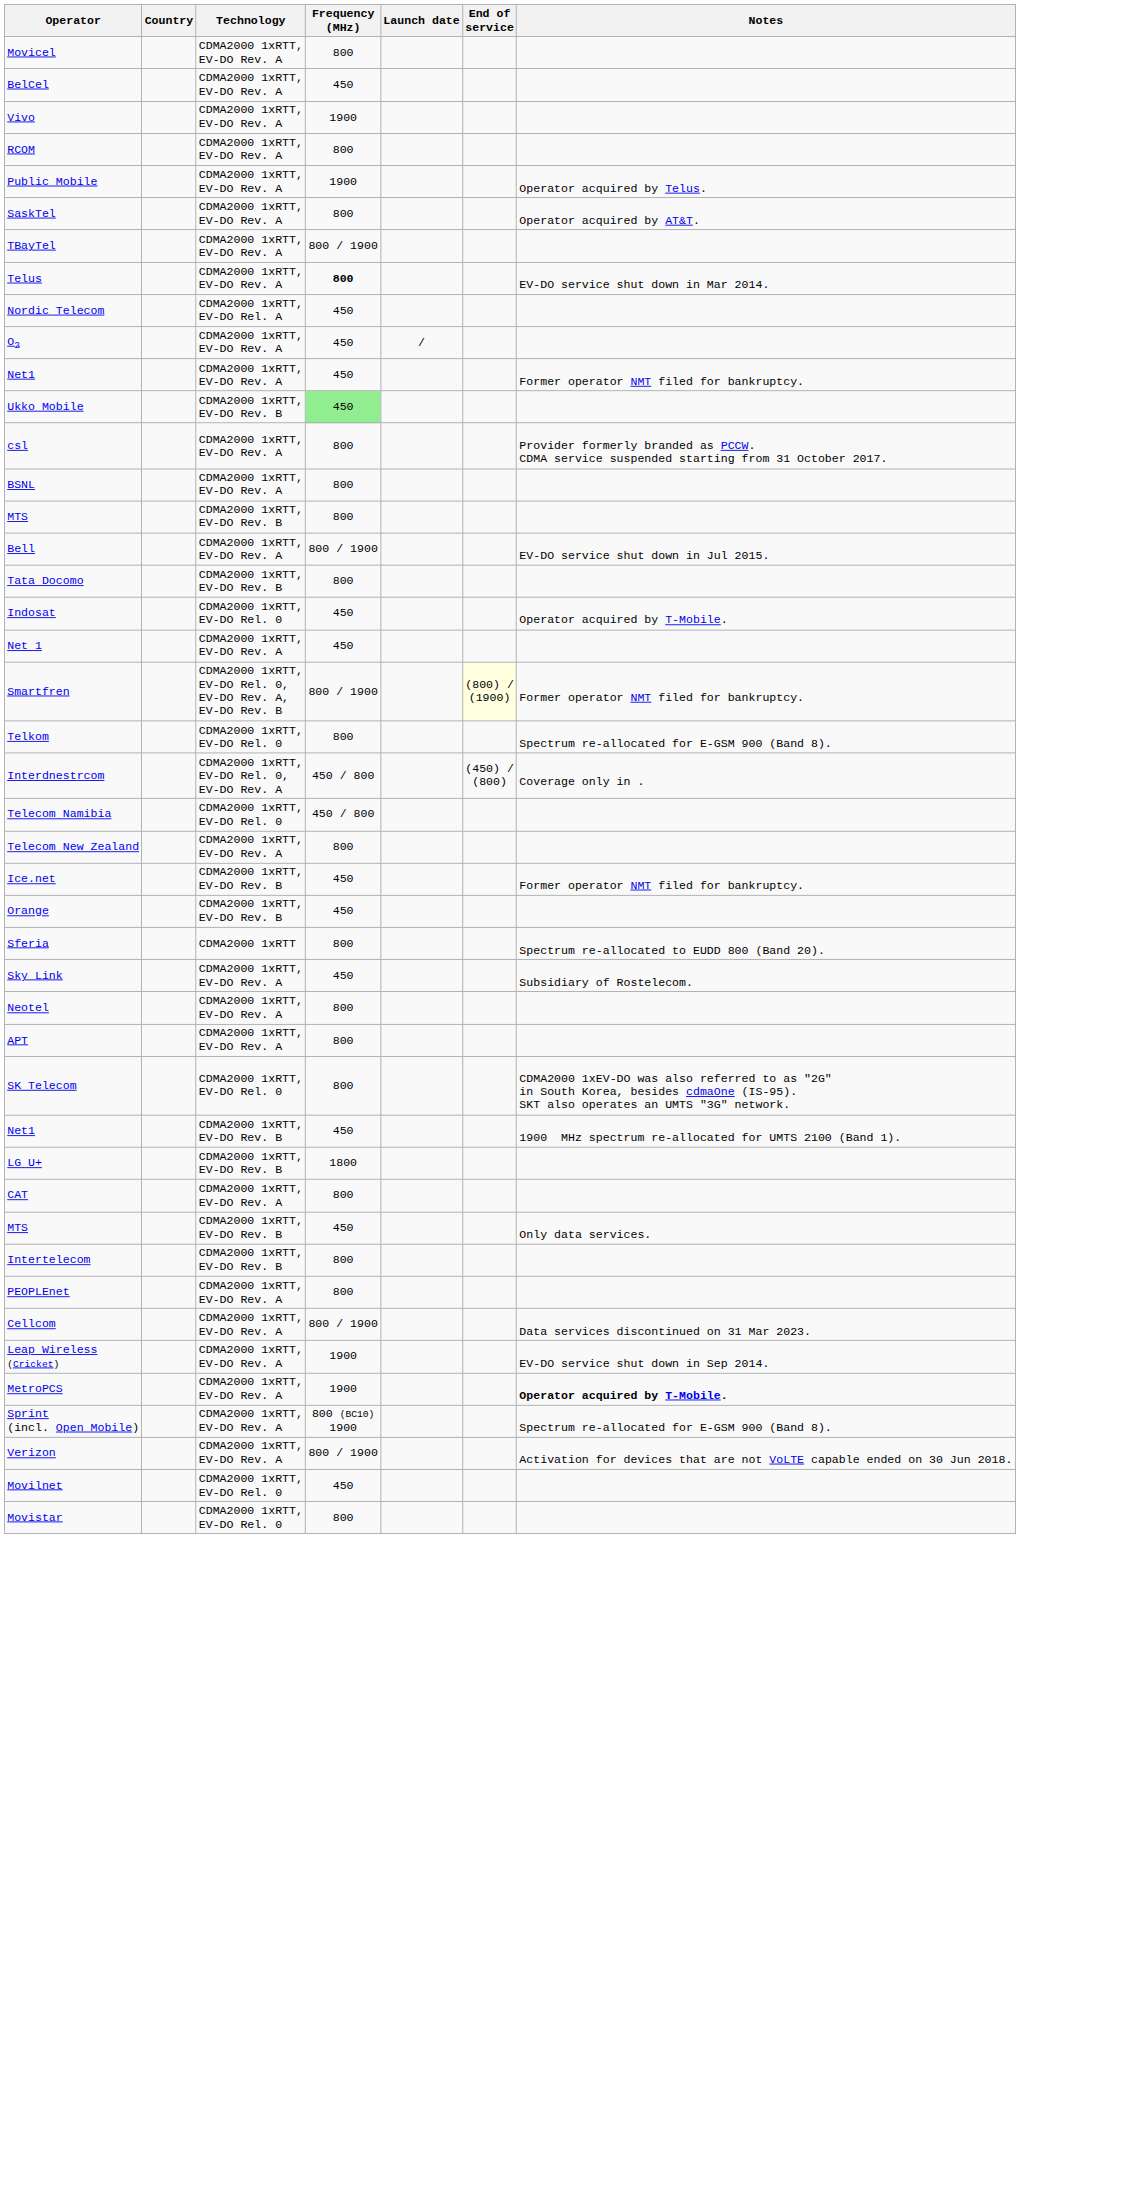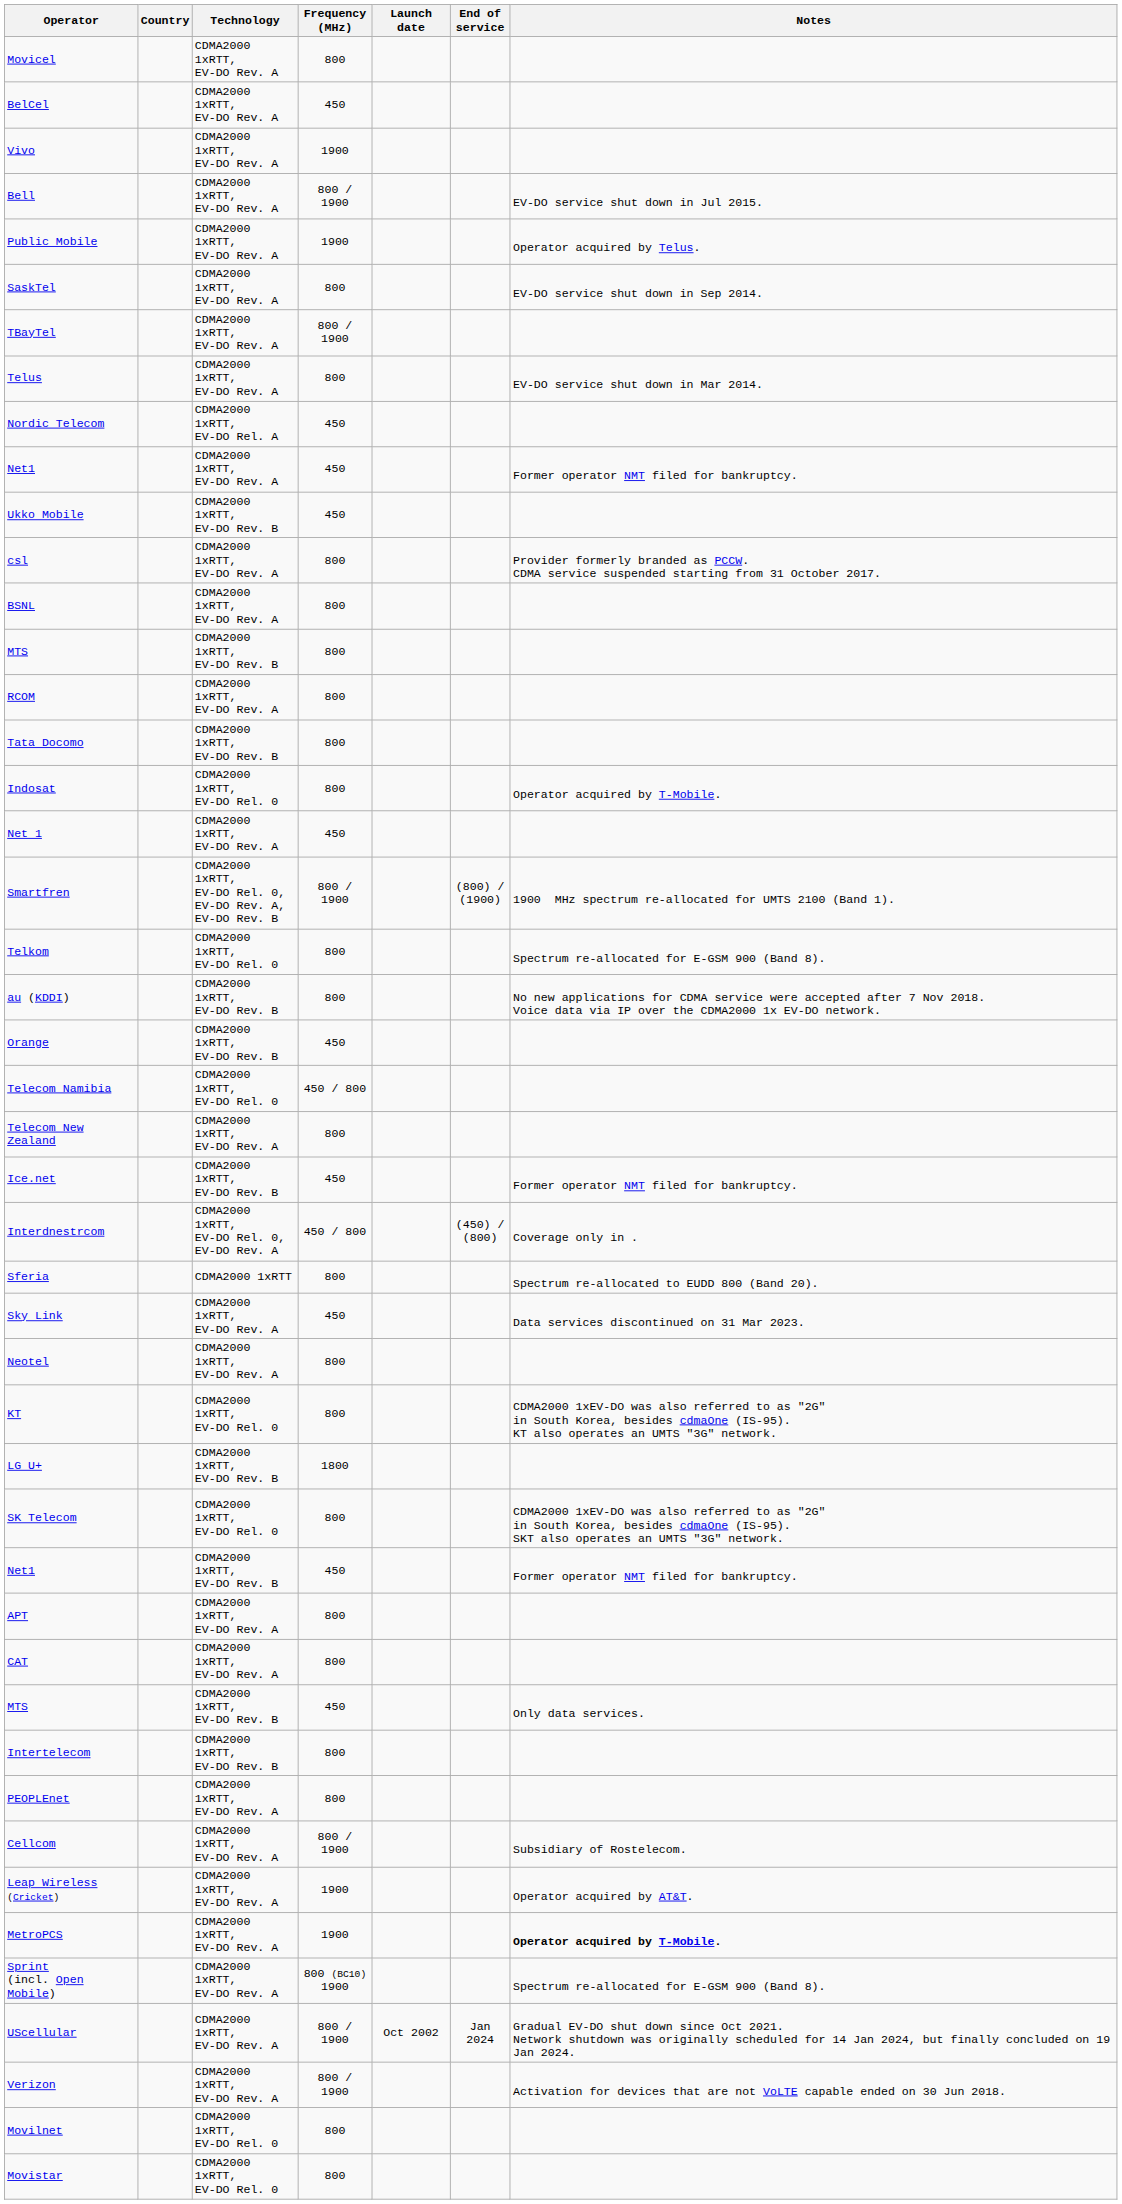rows swapped: (21, 549) <-> (21, 149)
(610, 220) Operator acquired by AT&T. -> (638, 294) EV-DO service shut down in Sep 2014.
(343, 278) bold -> (335, 378) normal
- row: (14, 343)
(343, 407) lightgreen background -> (335, 515) no background
(343, 614) 450 -> (335, 788) 800
(490, 691) lightyellow background -> (480, 893) no background
(662, 698) Former operator NMT filed for bankruptcy. -> (704, 899) 1900 MHz spectrum re-allocated for UMTS 2100 (Band 1).
+ row: (38, 997)
rows swapped: (56, 776) <-> (28, 911)
(606, 982) Subsidiary of Rostelecom. -> (659, 1323) Data services discontinued on 31 Mar 2023.
+ row: (14, 1414)
rows swapped: (25, 1163) <-> (18, 1040)
(710, 1138) 1900 MHz spectrum re-allocated for UMTS 2100 (Band 1). -> (655, 1577) Former operator NMT filed for bankruptcy.
(665, 1331) Data services discontinued on 31 Mar 2023. -> (600, 1851) Subsidiary of Rostelecom.
(644, 1363) EV-DO service shut down in Sep 2014. -> (603, 1896) Operator acquired by AT&T.
+ row: (42, 2033)
(343, 1486) 450 -> (335, 2131) 800
